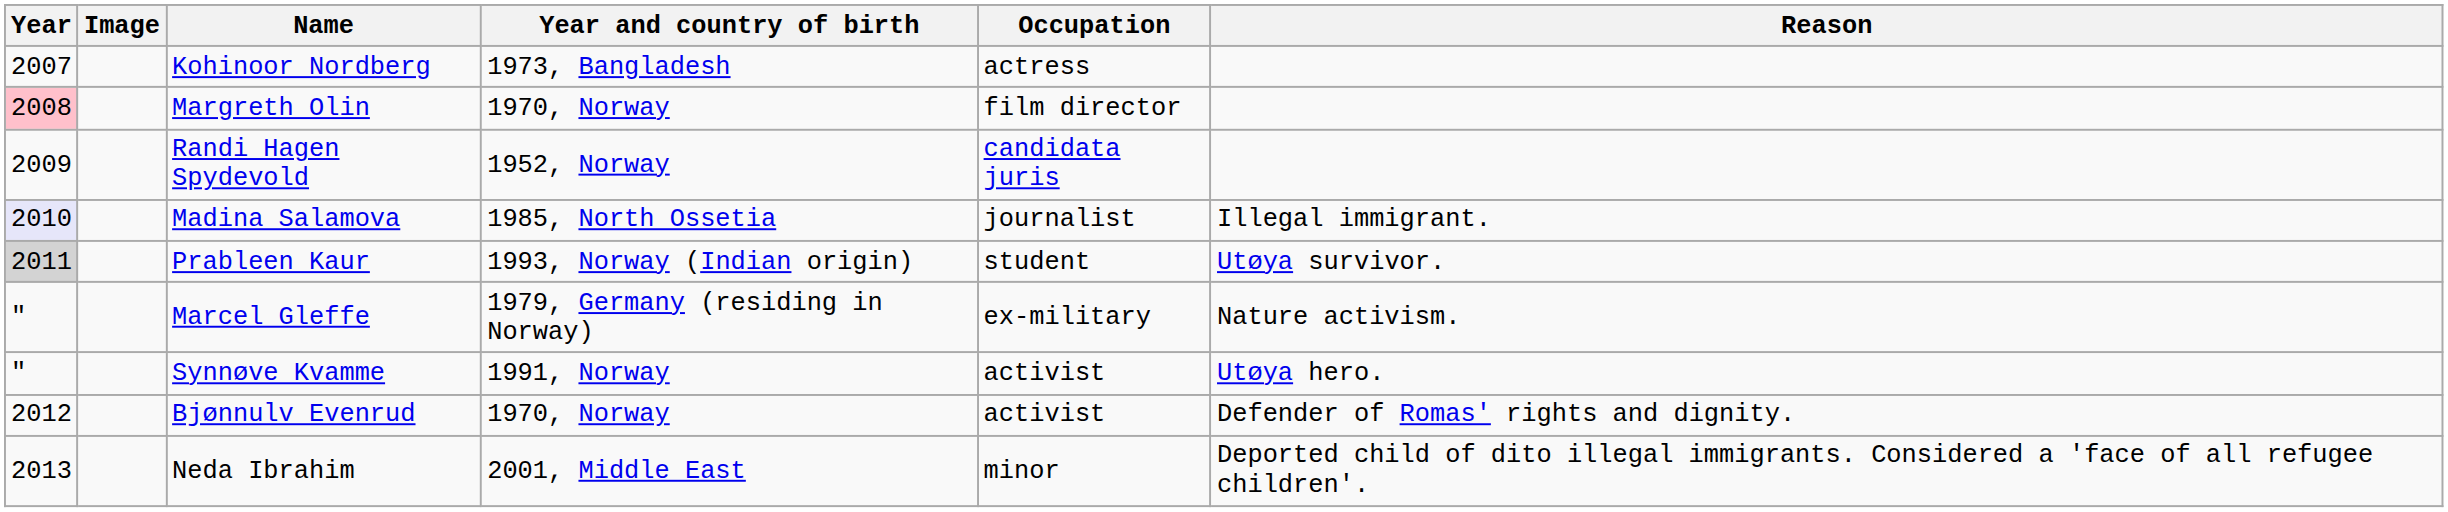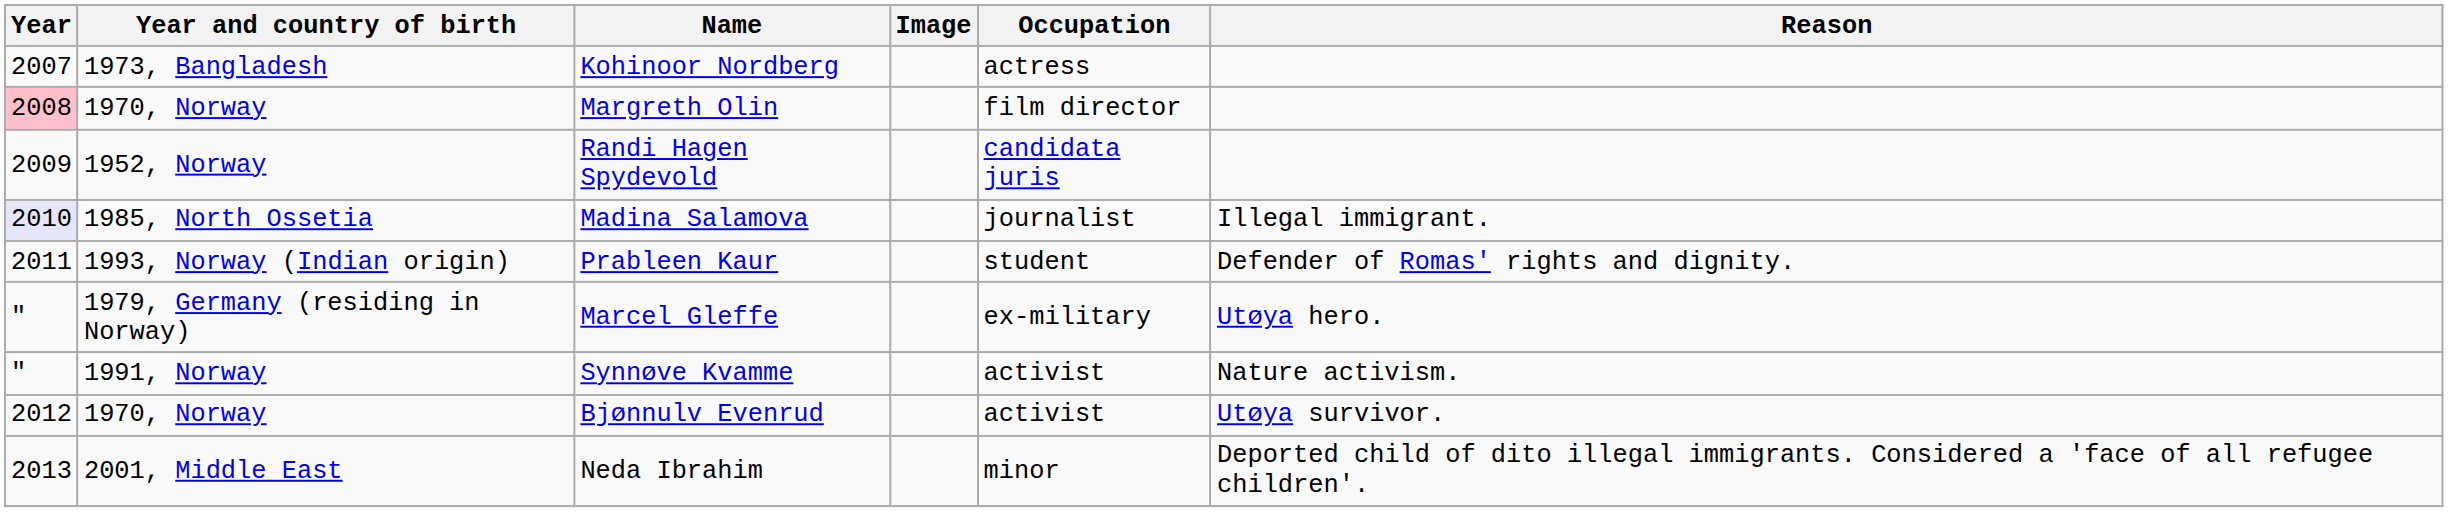columns swapped: (122, 26) <-> (729, 26)
(41, 261) lightgrey background -> (41, 261) no background
(1331, 261) Utøya survivor. -> (1506, 261) Defender of Romas' rights and dignity.
(1339, 317) Nature activism. -> (1301, 317) Utøya hero.
(1301, 373) Utøya hero. -> (1339, 373) Nature activism.
(1506, 415) Defender of Romas' rights and dignity. -> (1331, 415) Utøya survivor.
